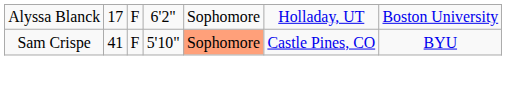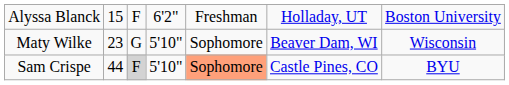(115, 17) 17 -> (115, 17) 15
(224, 17) Sophomore -> (226, 17) Freshman
+ row: (54, 42)
(115, 42) 41 -> (115, 67) 44
(135, 42) no background -> (136, 67) lightgrey background
